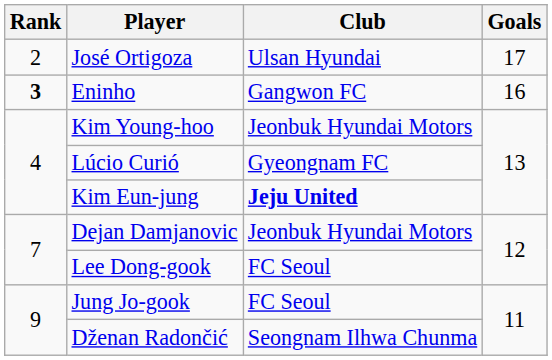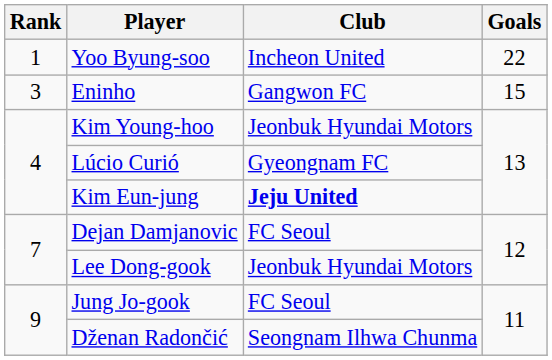+ row: (141, 57)
- row: (132, 57)
(36, 92) bold -> (36, 92) normal
(514, 92) 16 -> (514, 92) 15
(360, 232) Jeonbuk Hyundai Motors -> (289, 232) FC Seoul
(289, 267) FC Seoul -> (360, 267) Jeonbuk Hyundai Motors
